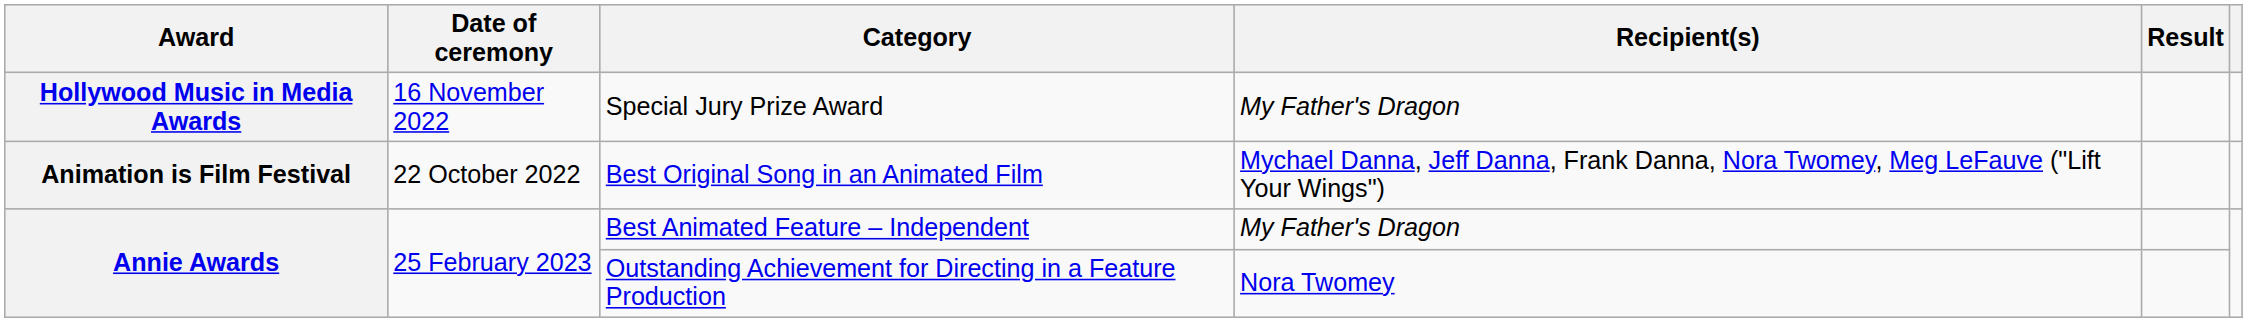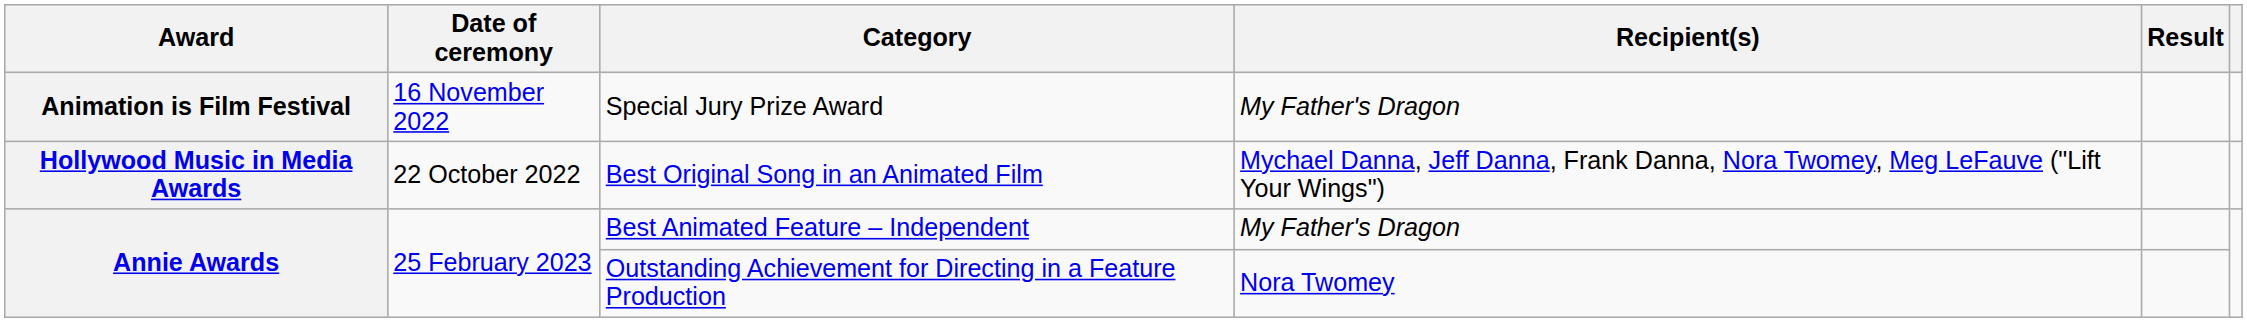(196, 106) Hollywood Music in Media Awards -> (196, 106) Animation is Film Festival
(196, 174) Animation is Film Festival -> (196, 174) Hollywood Music in Media Awards
